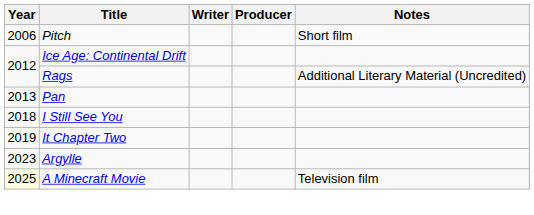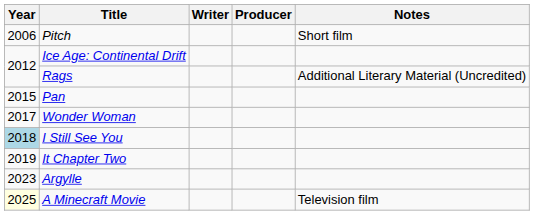(22, 96) 2013 -> (22, 96) 2015
+ row: (89, 117)
(22, 117) no background -> (22, 138) lightblue background
